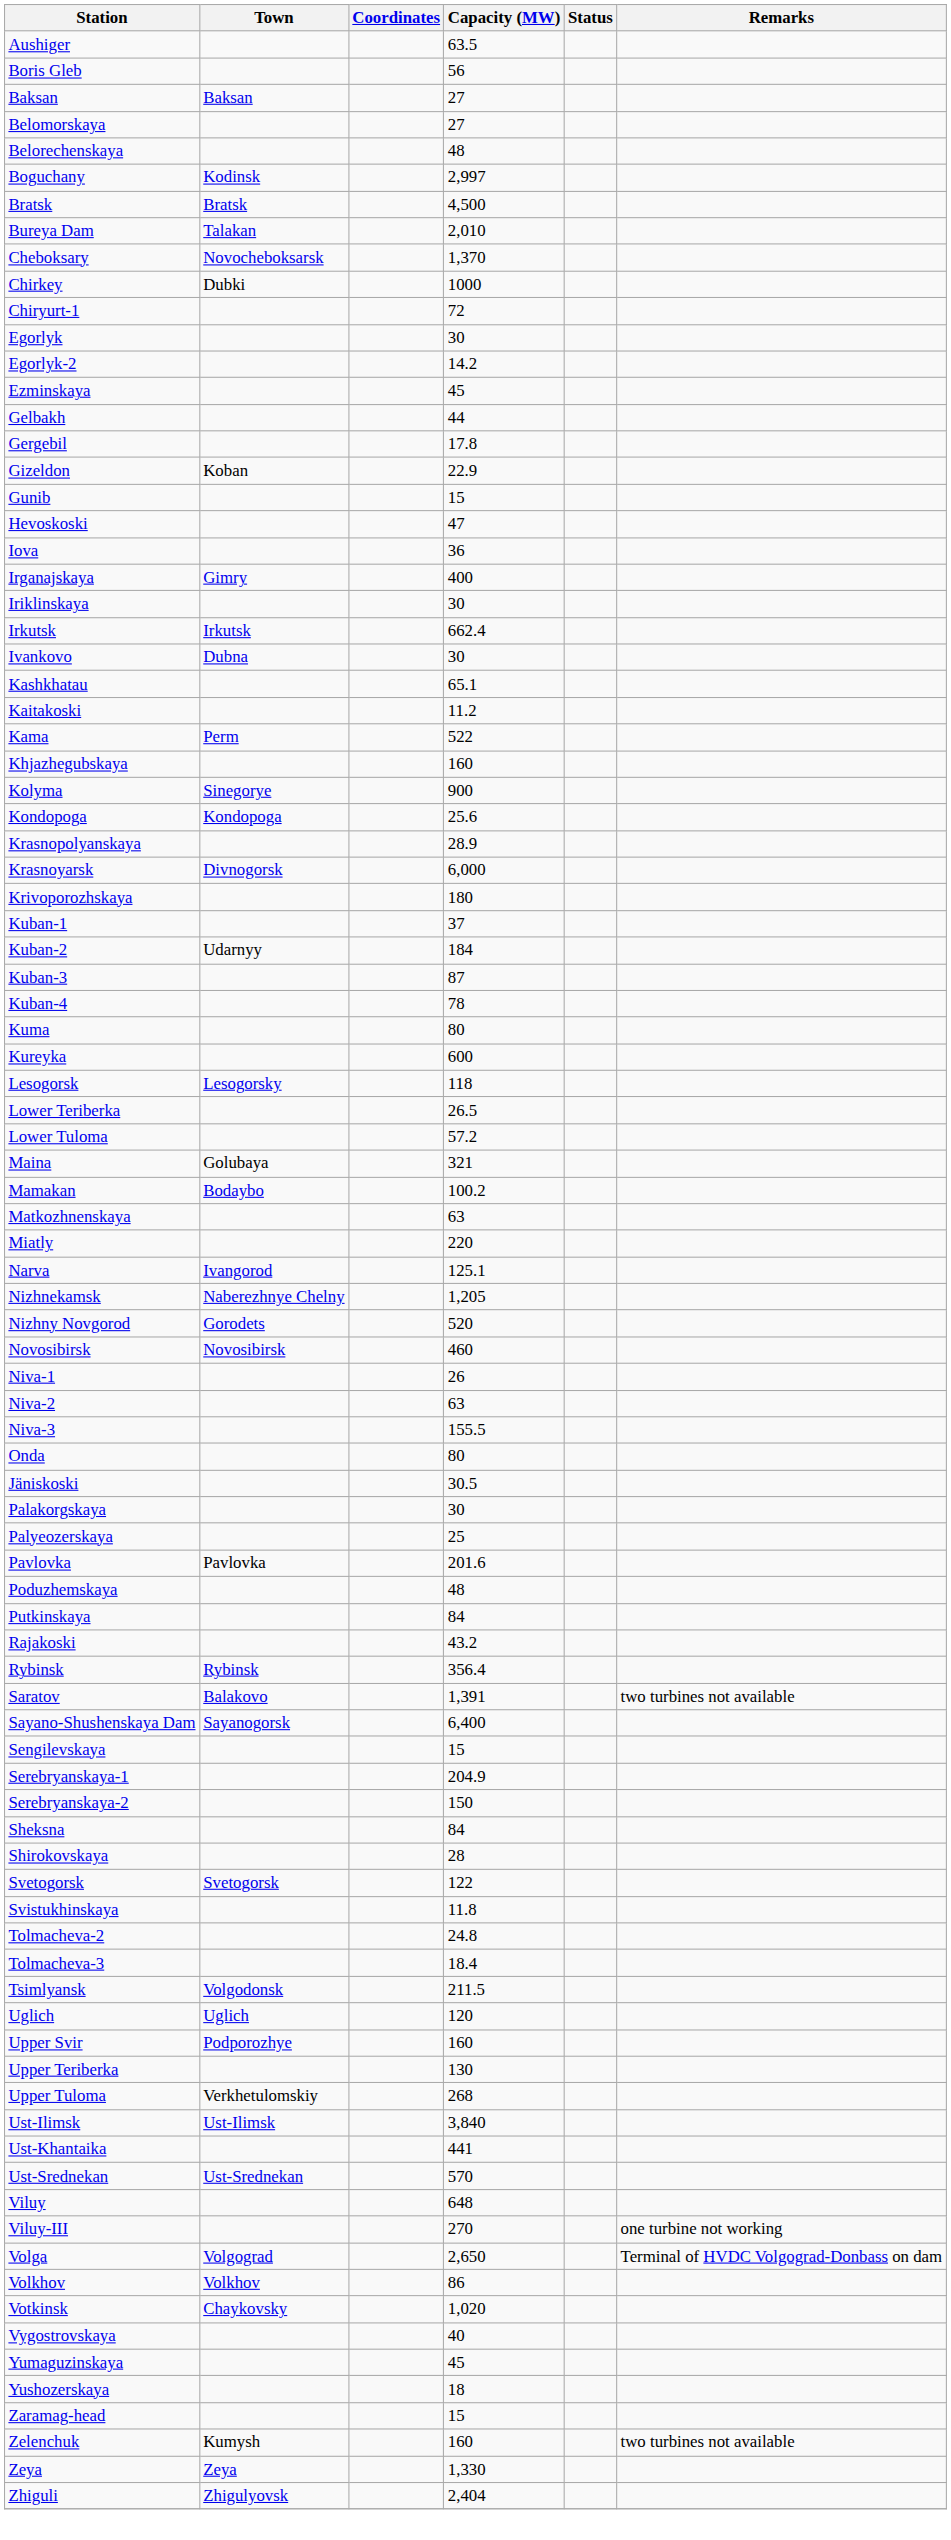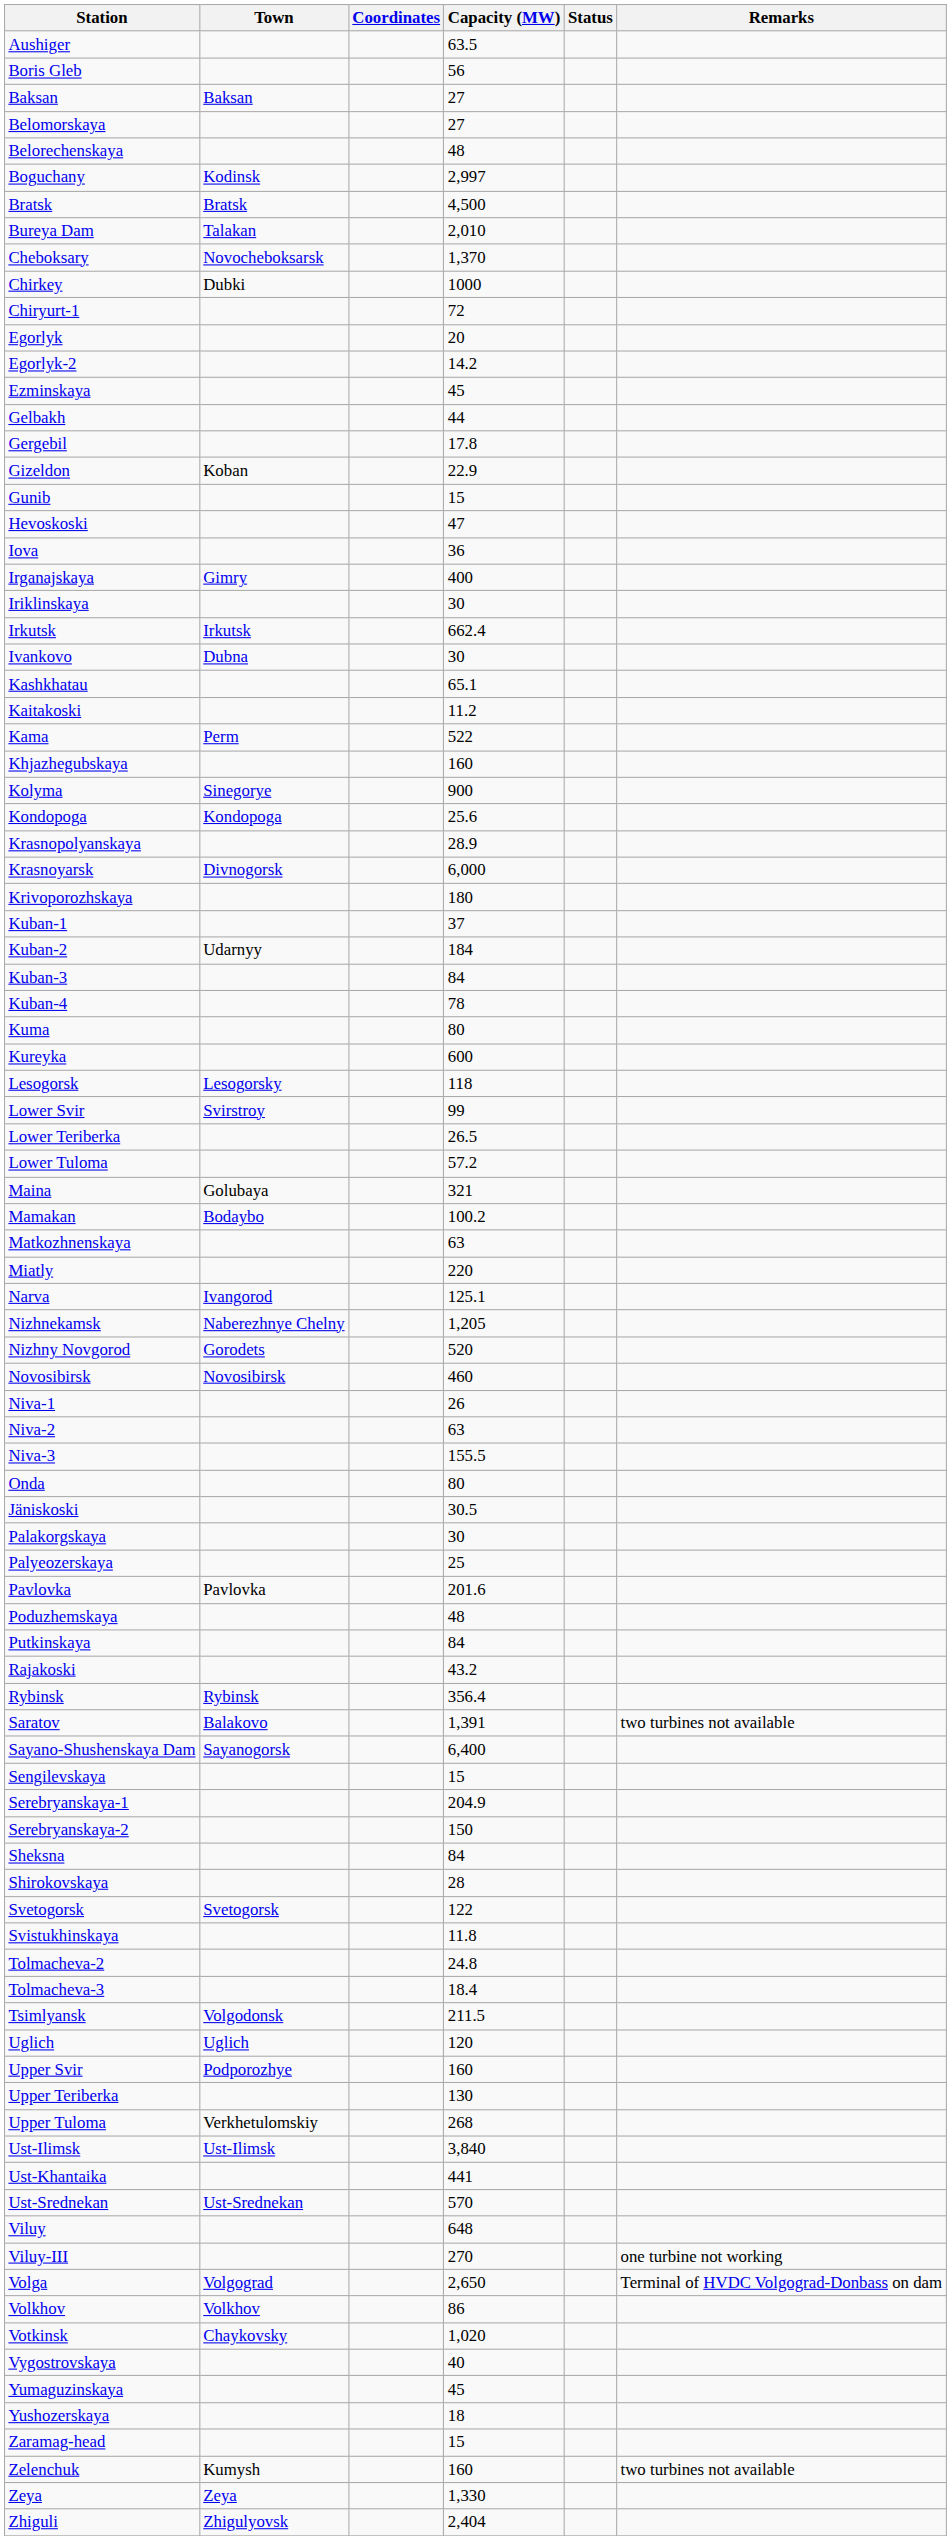(456, 337) 30 -> (456, 337) 20
(456, 976) 87 -> (456, 976) 84
+ row: (46, 1110)
